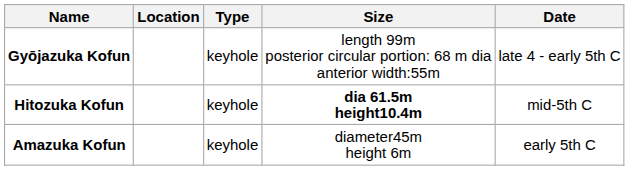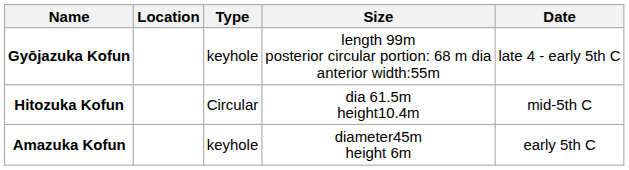(232, 104) keyhole -> (232, 104) Circular
(378, 104) bold -> (378, 104) normal
